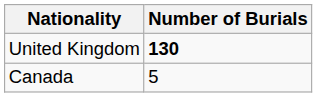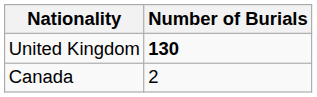(153, 77) 5 -> (153, 77) 2
